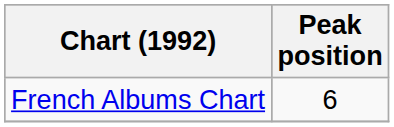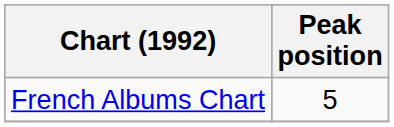(330, 99) 6 -> (330, 99) 5
